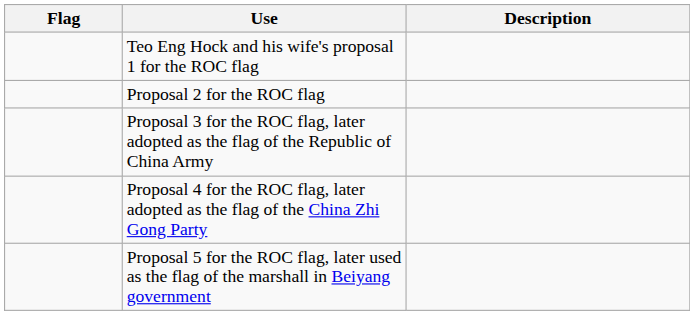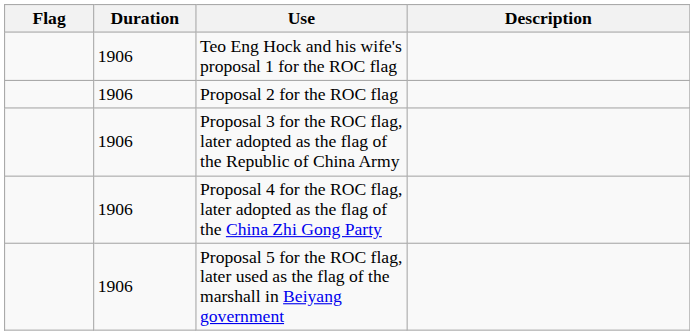+ column: (145, 18)
